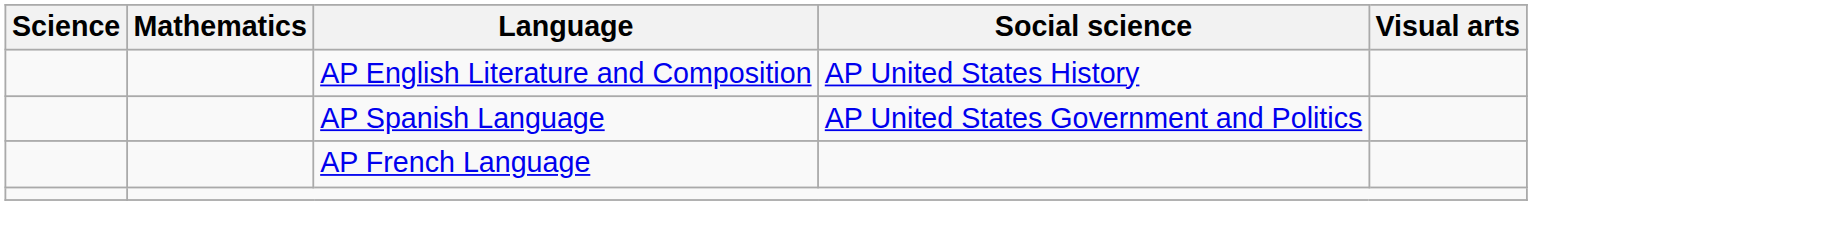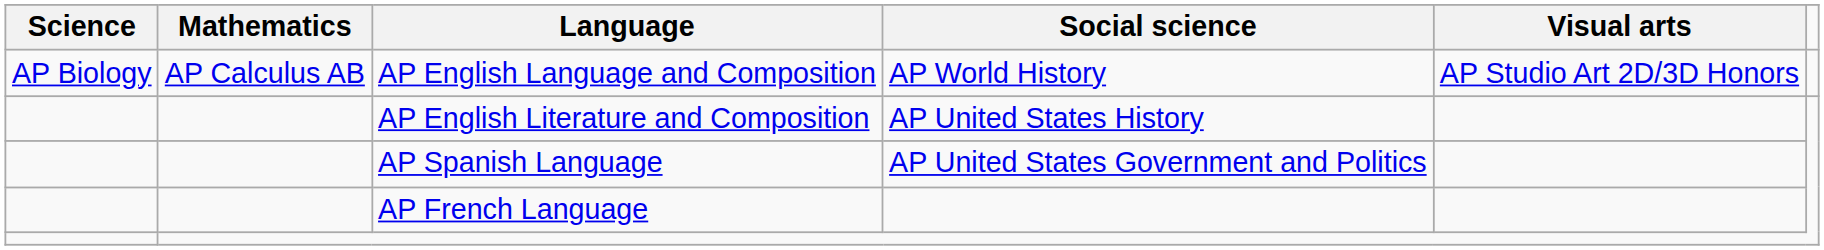+ row: (627, 72)
